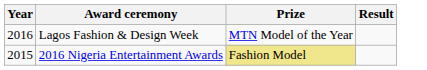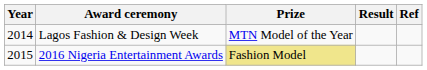+ column: (409, 14)
(20, 34) 2016 -> (20, 34) 2014
